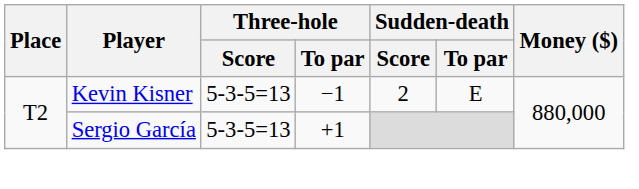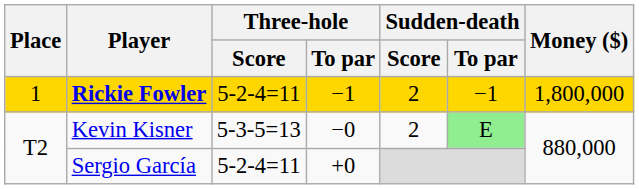+ row: (139, 93)
(333, 93) −1 -> (343, 129) −0
(476, 93) no background -> (486, 129) lightgreen background
(248, 129) 5-3-5=13 -> (259, 165) 5-2-4=11
(333, 129) +1 -> (343, 165) +0
